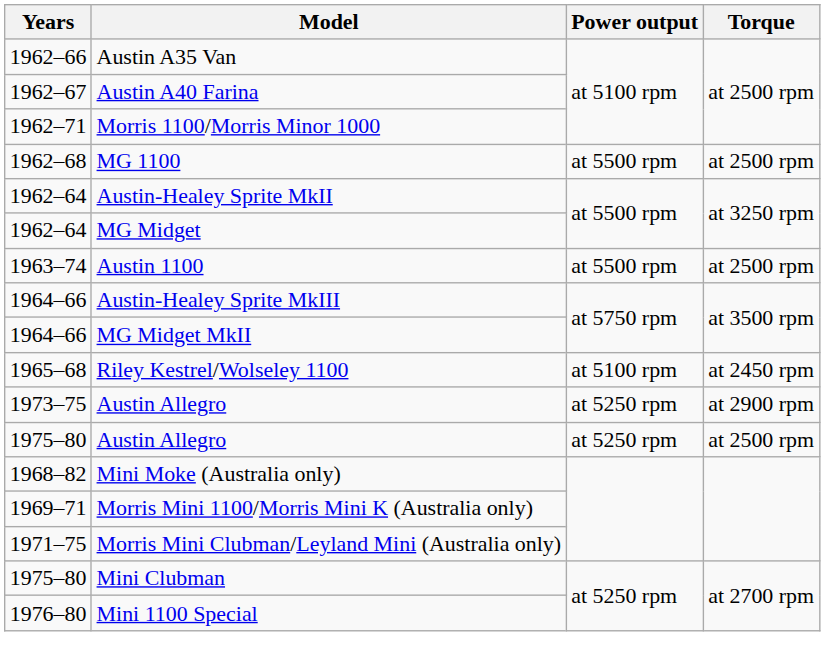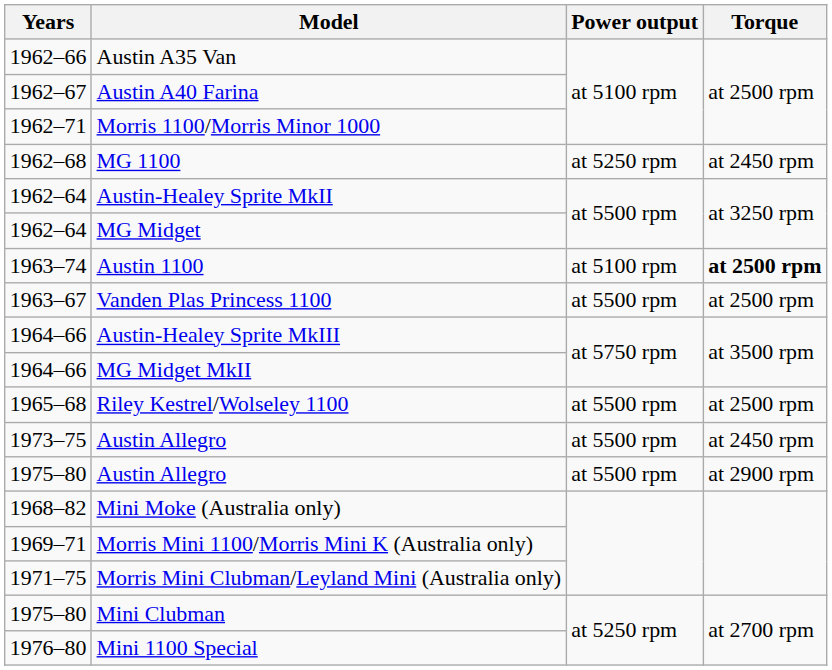(624, 160) at 5500 rpm -> (624, 160) at 5250 rpm
(761, 160) at 2500 rpm -> (761, 160) at 2450 rpm
(624, 265) at 5500 rpm -> (624, 265) at 5100 rpm
(761, 265) normal -> (765, 265) bold
+ row: (48, 299)
(624, 369) at 5100 rpm -> (624, 404) at 5500 rpm
(761, 369) at 2450 rpm -> (761, 404) at 2500 rpm
(624, 404) at 5250 rpm -> (624, 439) at 5500 rpm
(761, 404) at 2900 rpm -> (761, 439) at 2450 rpm
(624, 439) at 5250 rpm -> (624, 473) at 5500 rpm
(761, 439) at 2500 rpm -> (761, 473) at 2900 rpm
